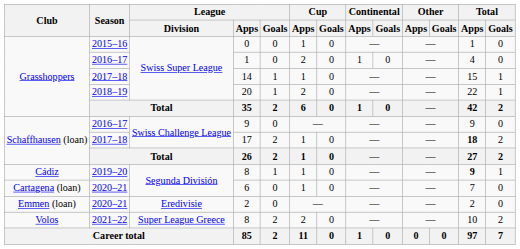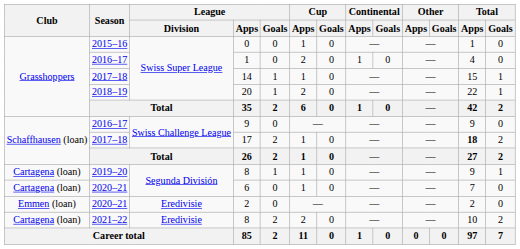(47, 172) Cádiz -> (47, 172) Cartagena (loan)
(472, 172) bold -> (472, 172) normal
(47, 220) Volos -> (47, 220) Cartagena (loan)
(181, 220) Super League Greece -> (181, 220) Eredivisie
